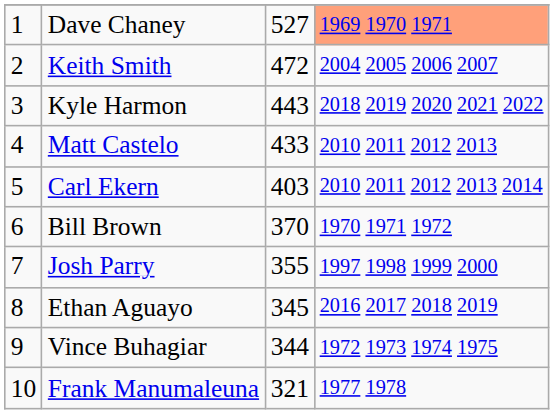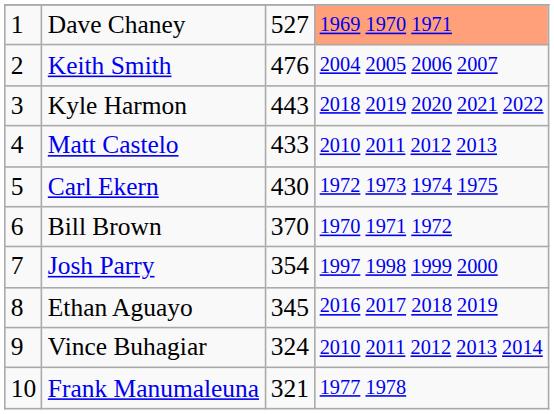(290, 65) 472 -> (290, 65) 476
(290, 186) 403 -> (290, 186) 430
(431, 186) 2010 2011 2012 2013 2014 -> (409, 186) 1972 1973 1974 1975
(290, 266) 355 -> (290, 266) 354
(290, 347) 344 -> (290, 347) 324
(409, 347) 1972 1973 1974 1975 -> (431, 347) 2010 2011 2012 2013 2014
